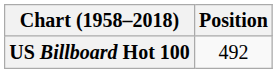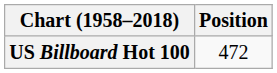(233, 52) 492 -> (233, 52) 472
